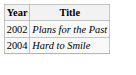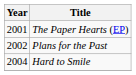+ row: (80, 29)
